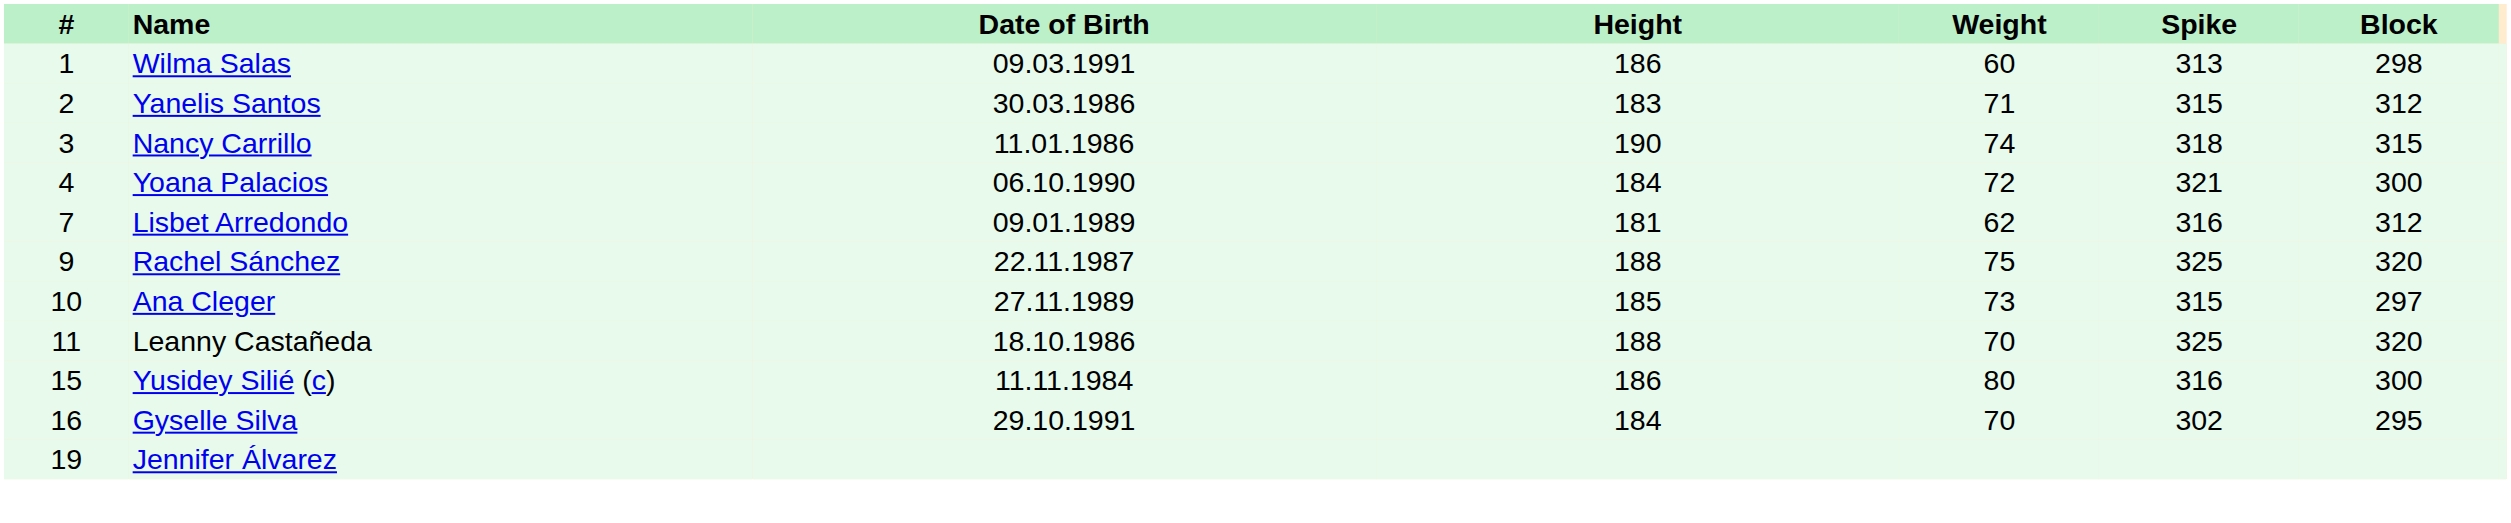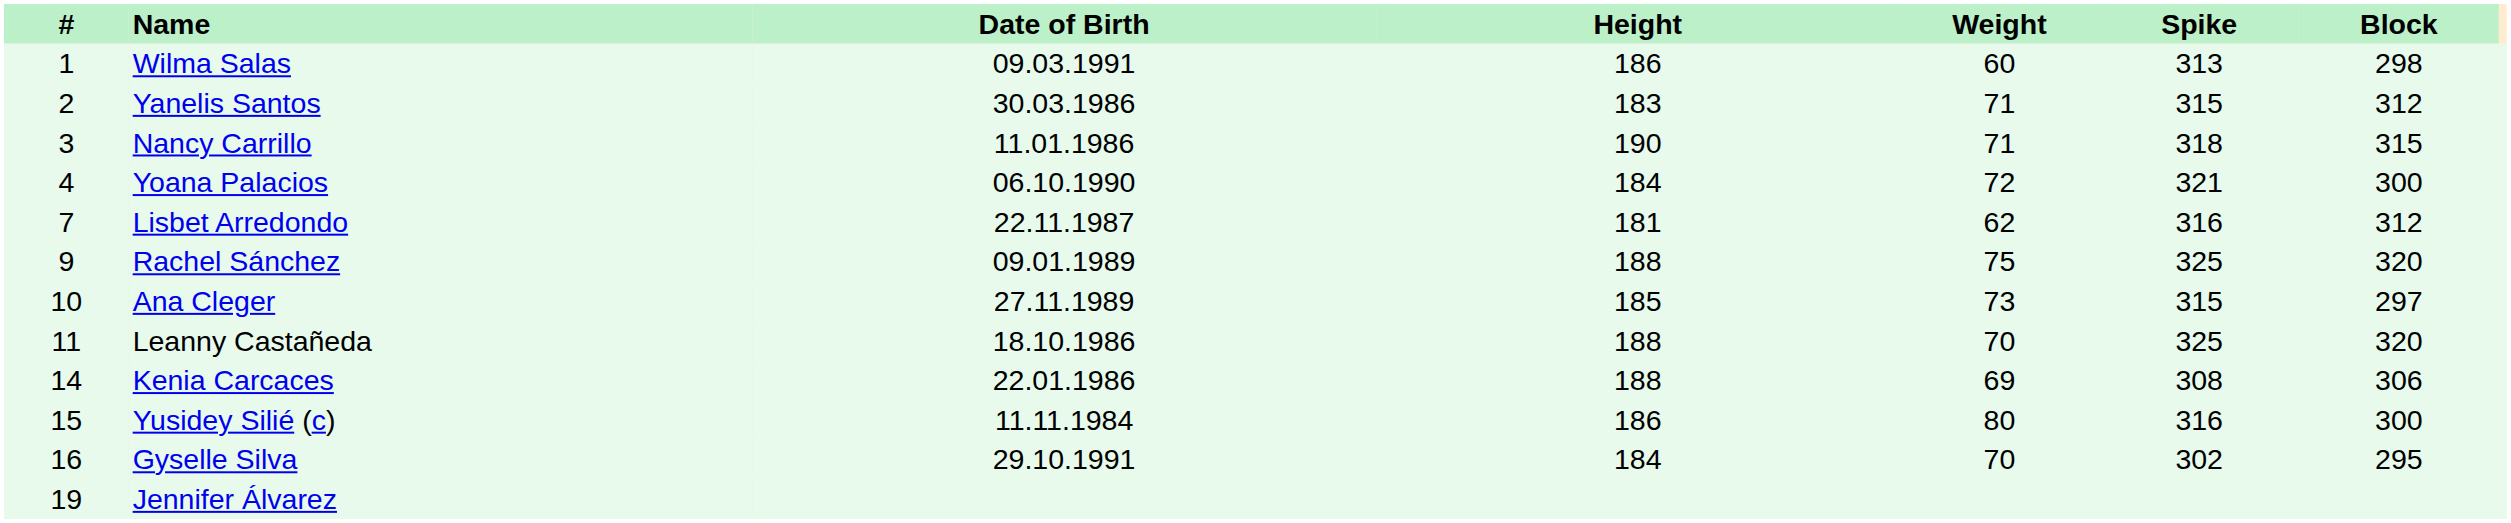(1999, 143) 74 -> (1999, 143) 71
(1064, 222) 09.01.1989 -> (1064, 222) 22.11.1987
(1064, 261) 22.11.1987 -> (1064, 261) 09.01.1989
+ row: (233, 380)
